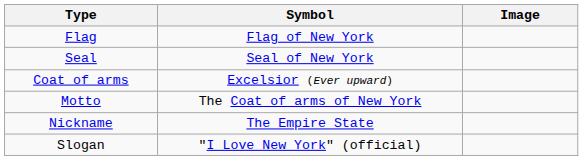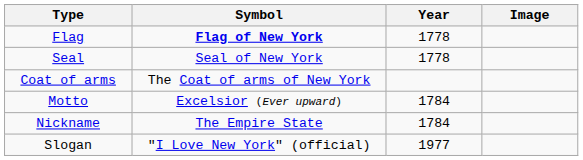+ column: (434, 15)
(310, 37) normal -> (259, 37) bold
(310, 80) Excelsior (Ever upward) -> (259, 80) The Coat of arms of New York
(310, 102) The Coat of arms of New York -> (259, 102) Excelsior (Ever upward)
